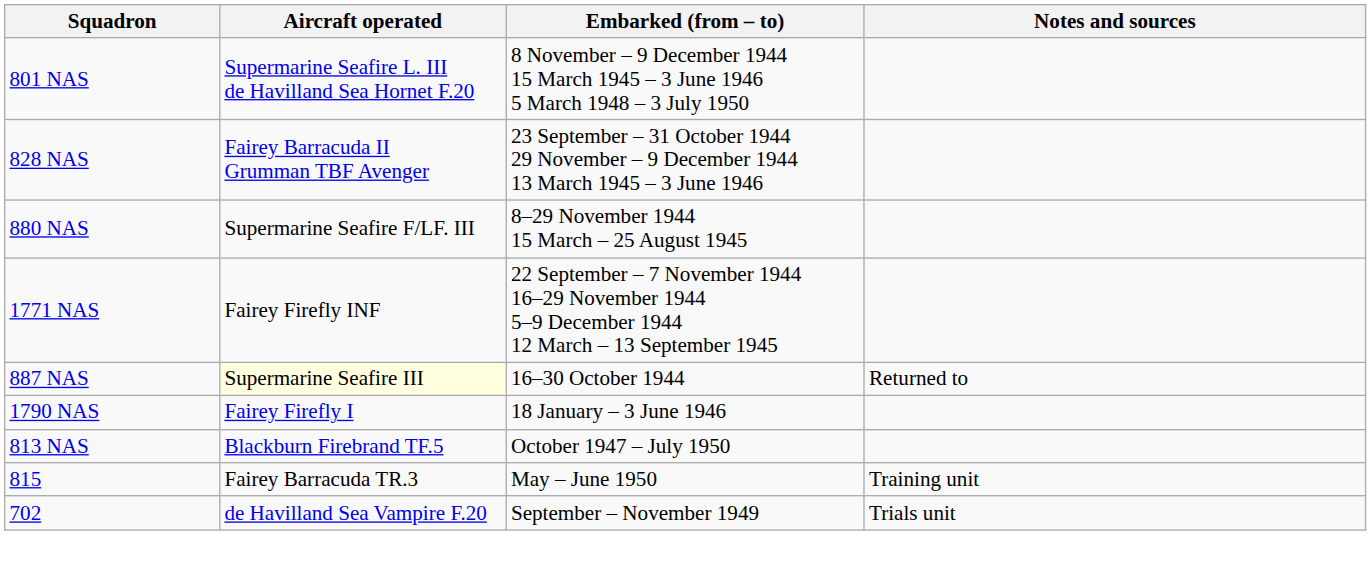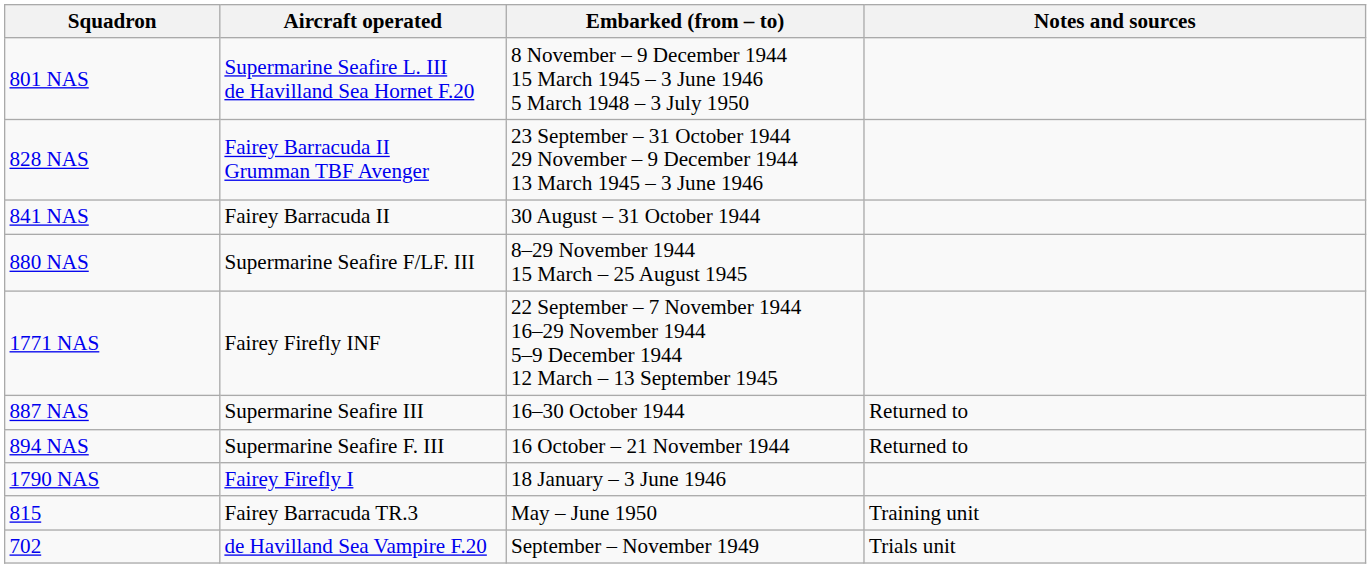+ row: (49, 216)
(324, 378) lightyellow background -> (324, 412) no background
+ row: (49, 445)
- row: (49, 445)
